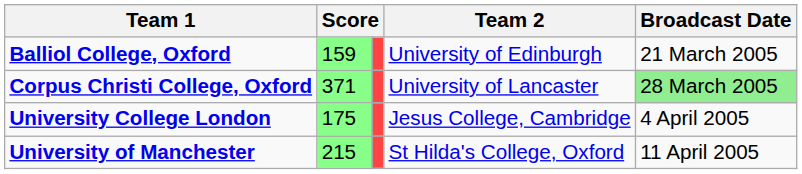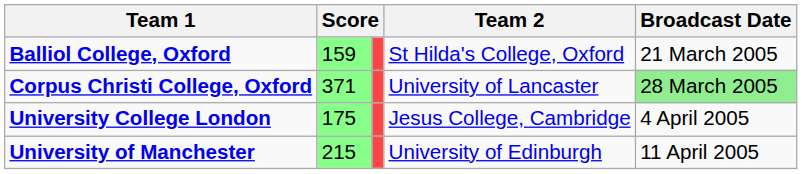(495, 53) University of Edinburgh -> (506, 53) St Hilda's College, Oxford
(506, 151) St Hilda's College, Oxford -> (495, 151) University of Edinburgh
